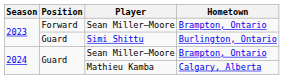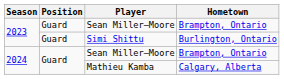(60, 25) Forward -> (54, 25) Guard
